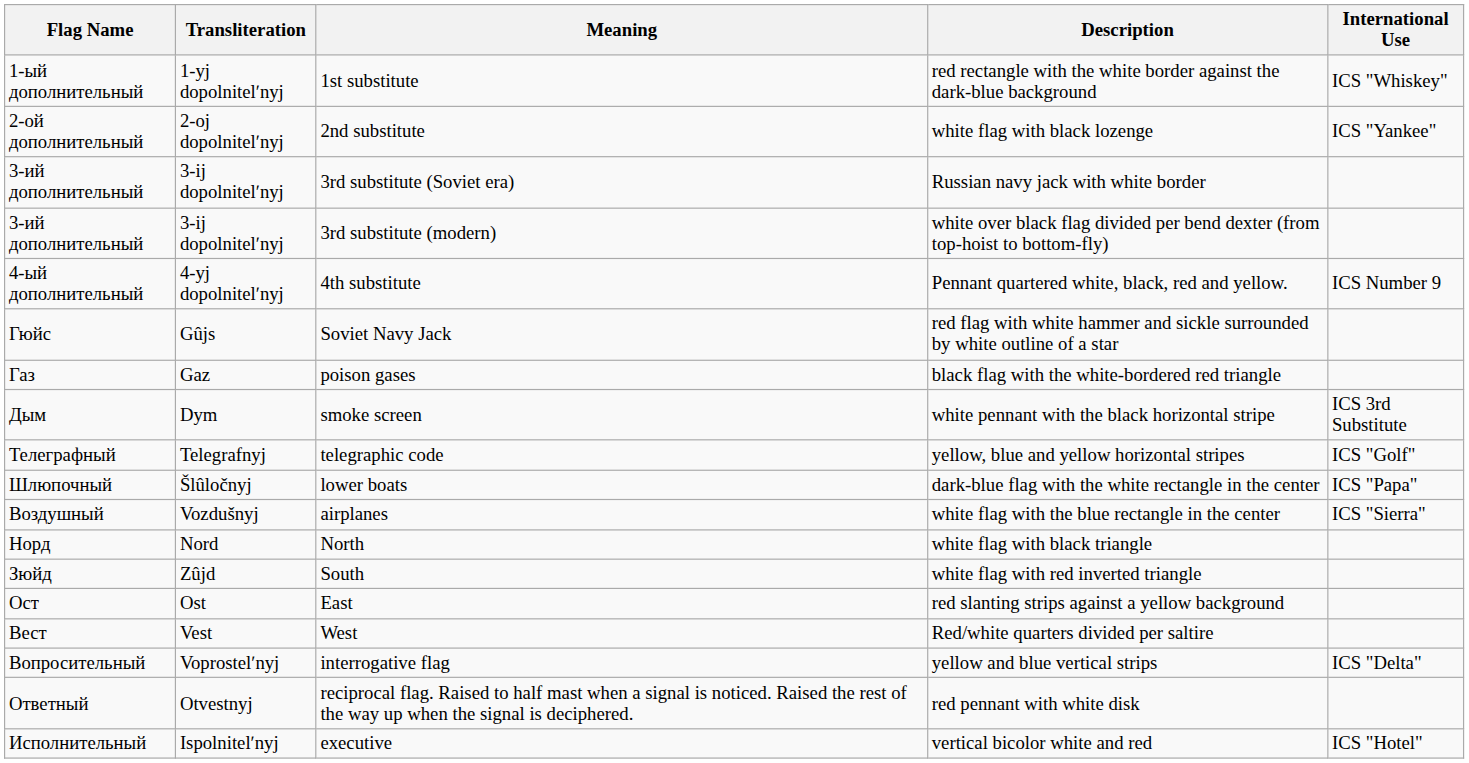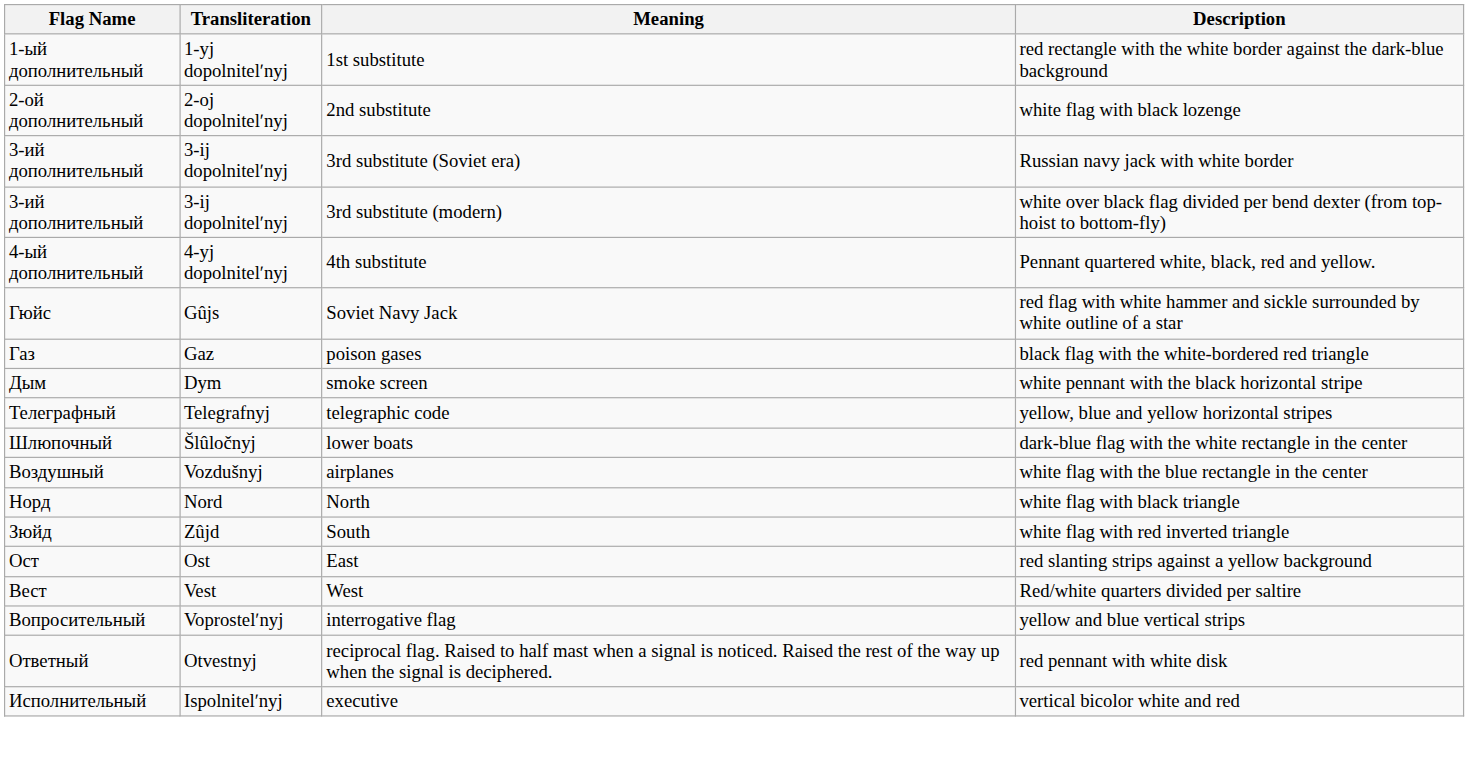- column: (1396, 29)
